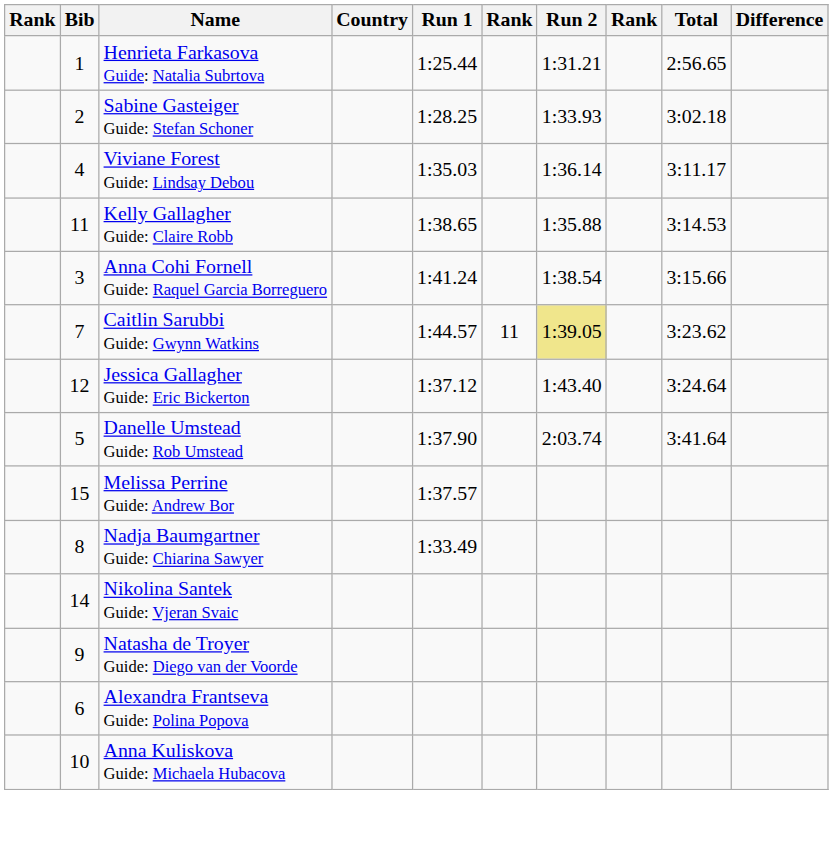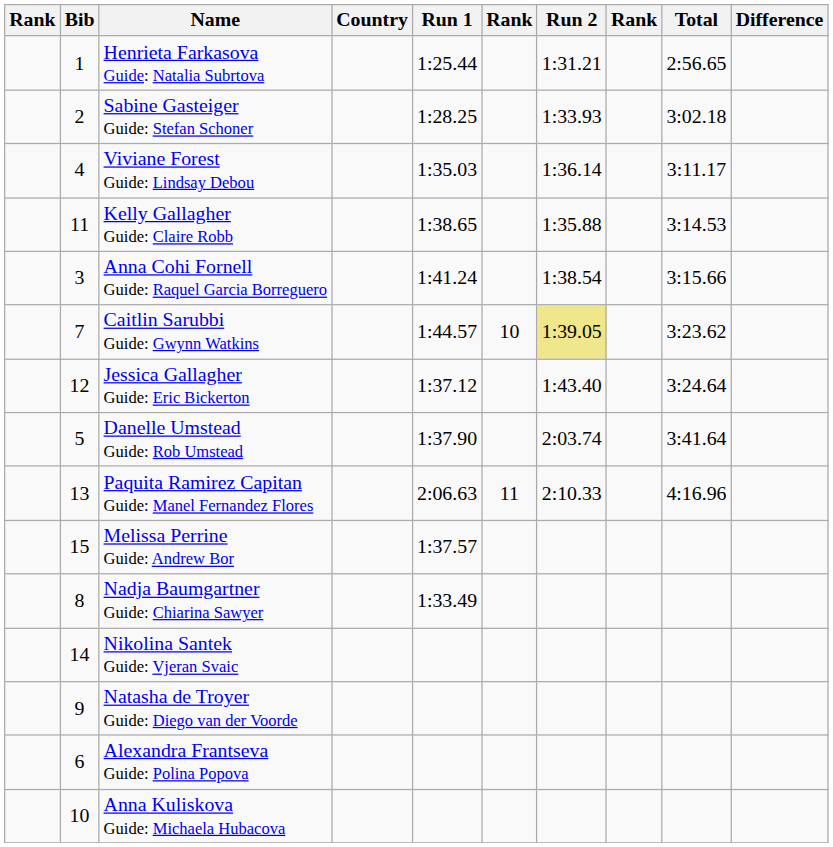(509, 331) 11 -> (509, 331) 10
+ row: (208, 493)
